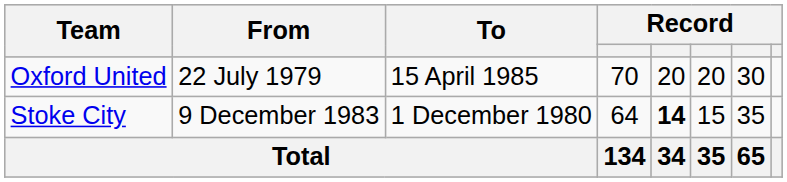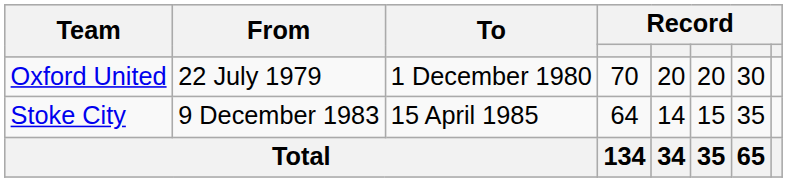(465, 76) 15 April 1985 -> (491, 76) 1 December 1980
(491, 116) 1 December 1980 -> (465, 116) 15 April 1985
(671, 116) bold -> (671, 116) normal
